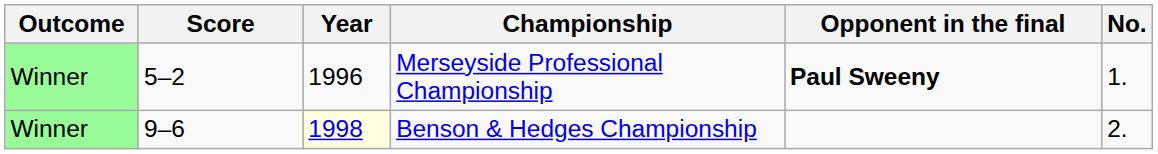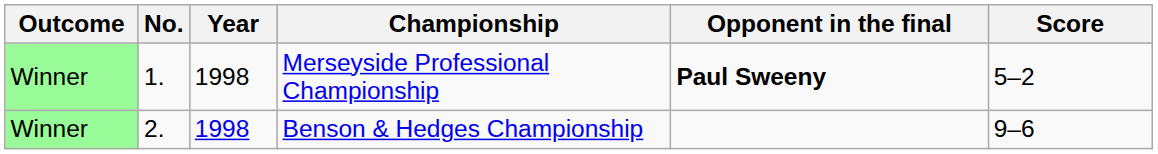columns swapped: (1127, 23) <-> (221, 23)
(336, 76) 1996 -> (222, 76) 1998
(336, 129) lightyellow background -> (222, 129) no background
